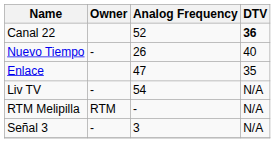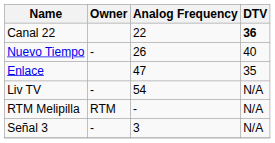(140, 33) 52 -> (140, 33) 22
